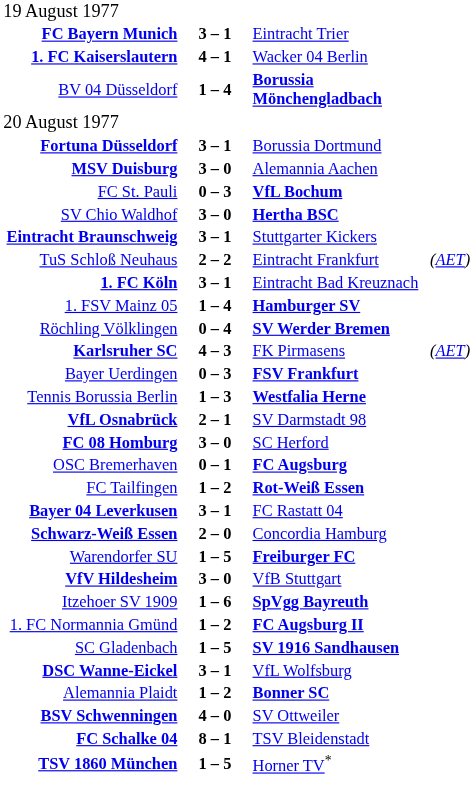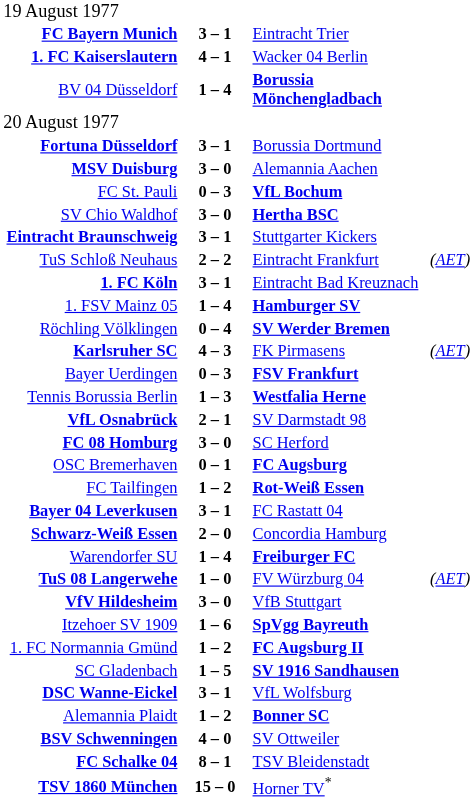(215, 556) 1 – 5 -> (215, 556) 1 – 4
+ row: (108, 579)
(215, 763) 1 – 5 -> (215, 786) 15 – 0
